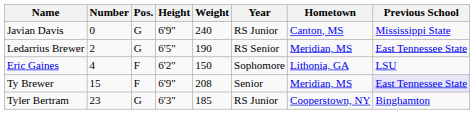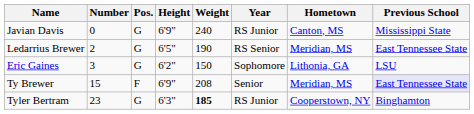(92, 65) 4 -> (92, 65) 3
(137, 65) F -> (138, 65) G
(204, 100) normal -> (204, 100) bold
